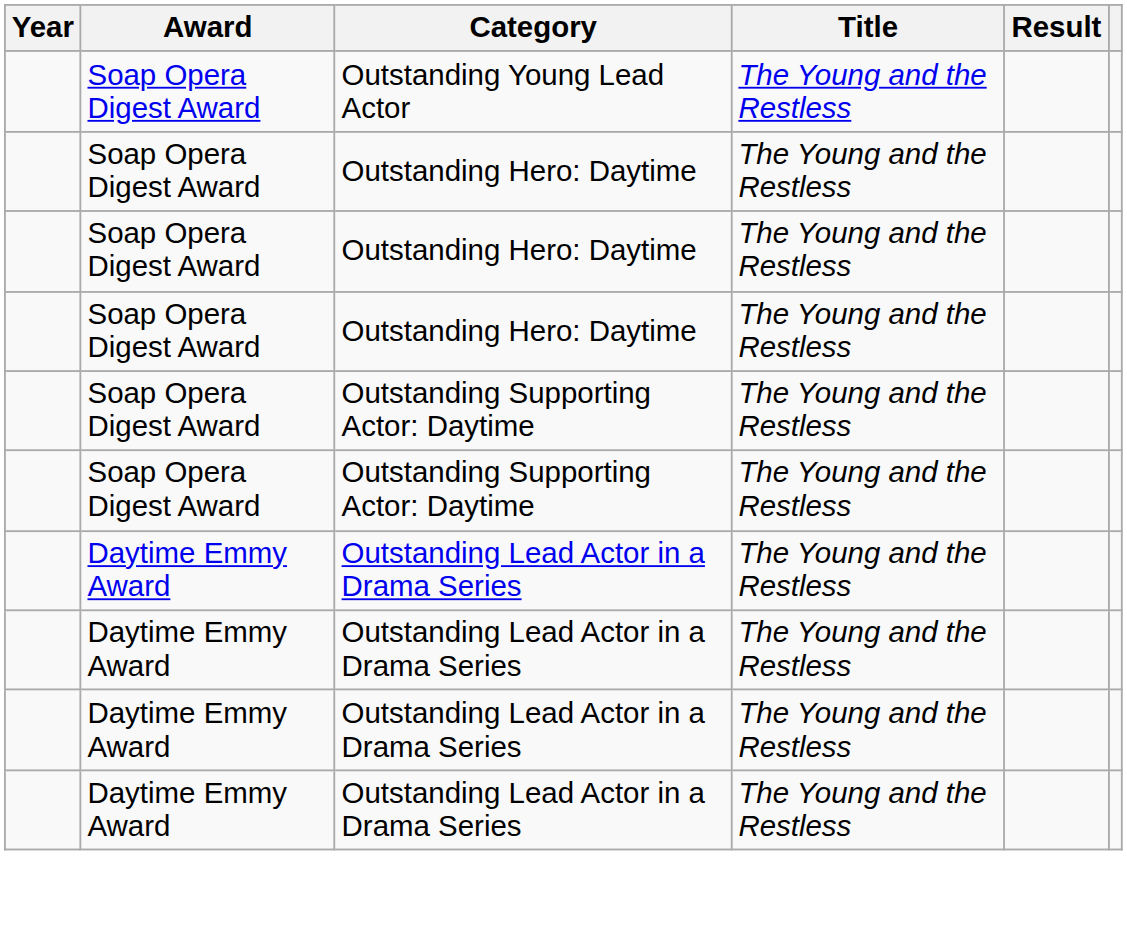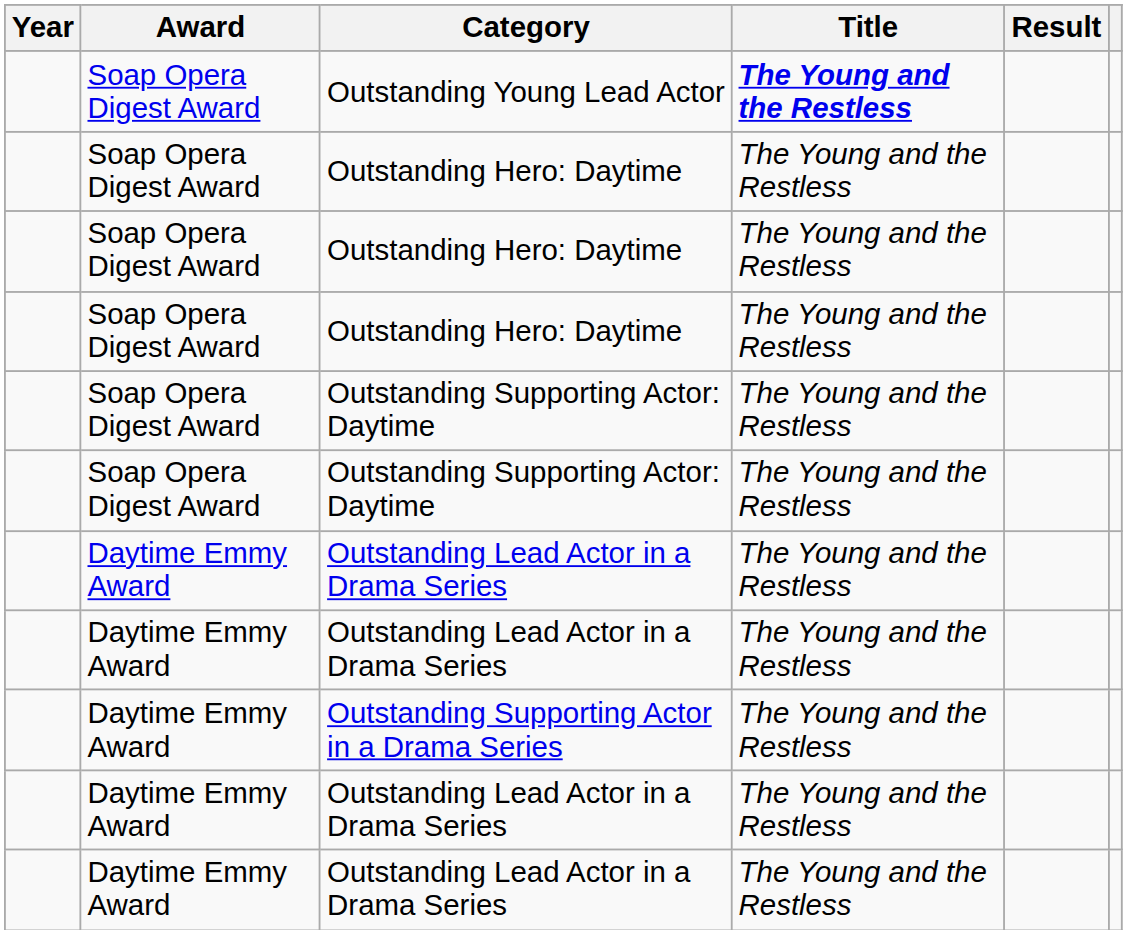(863, 91) normal -> (844, 91) bold
+ row: (187, 729)
